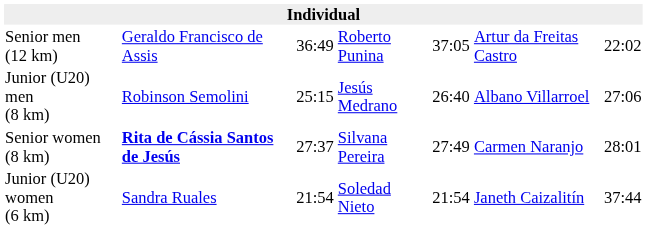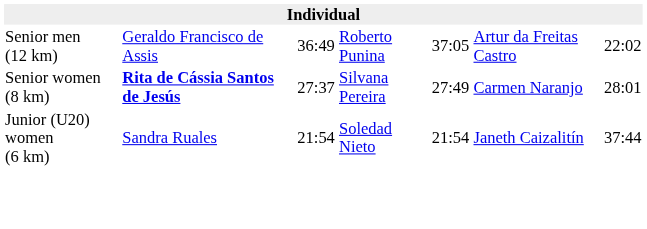- row: (47, 96)
